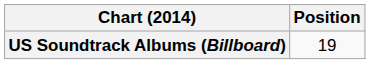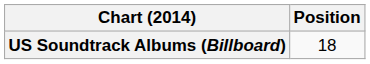(327, 44) 19 -> (327, 44) 18
